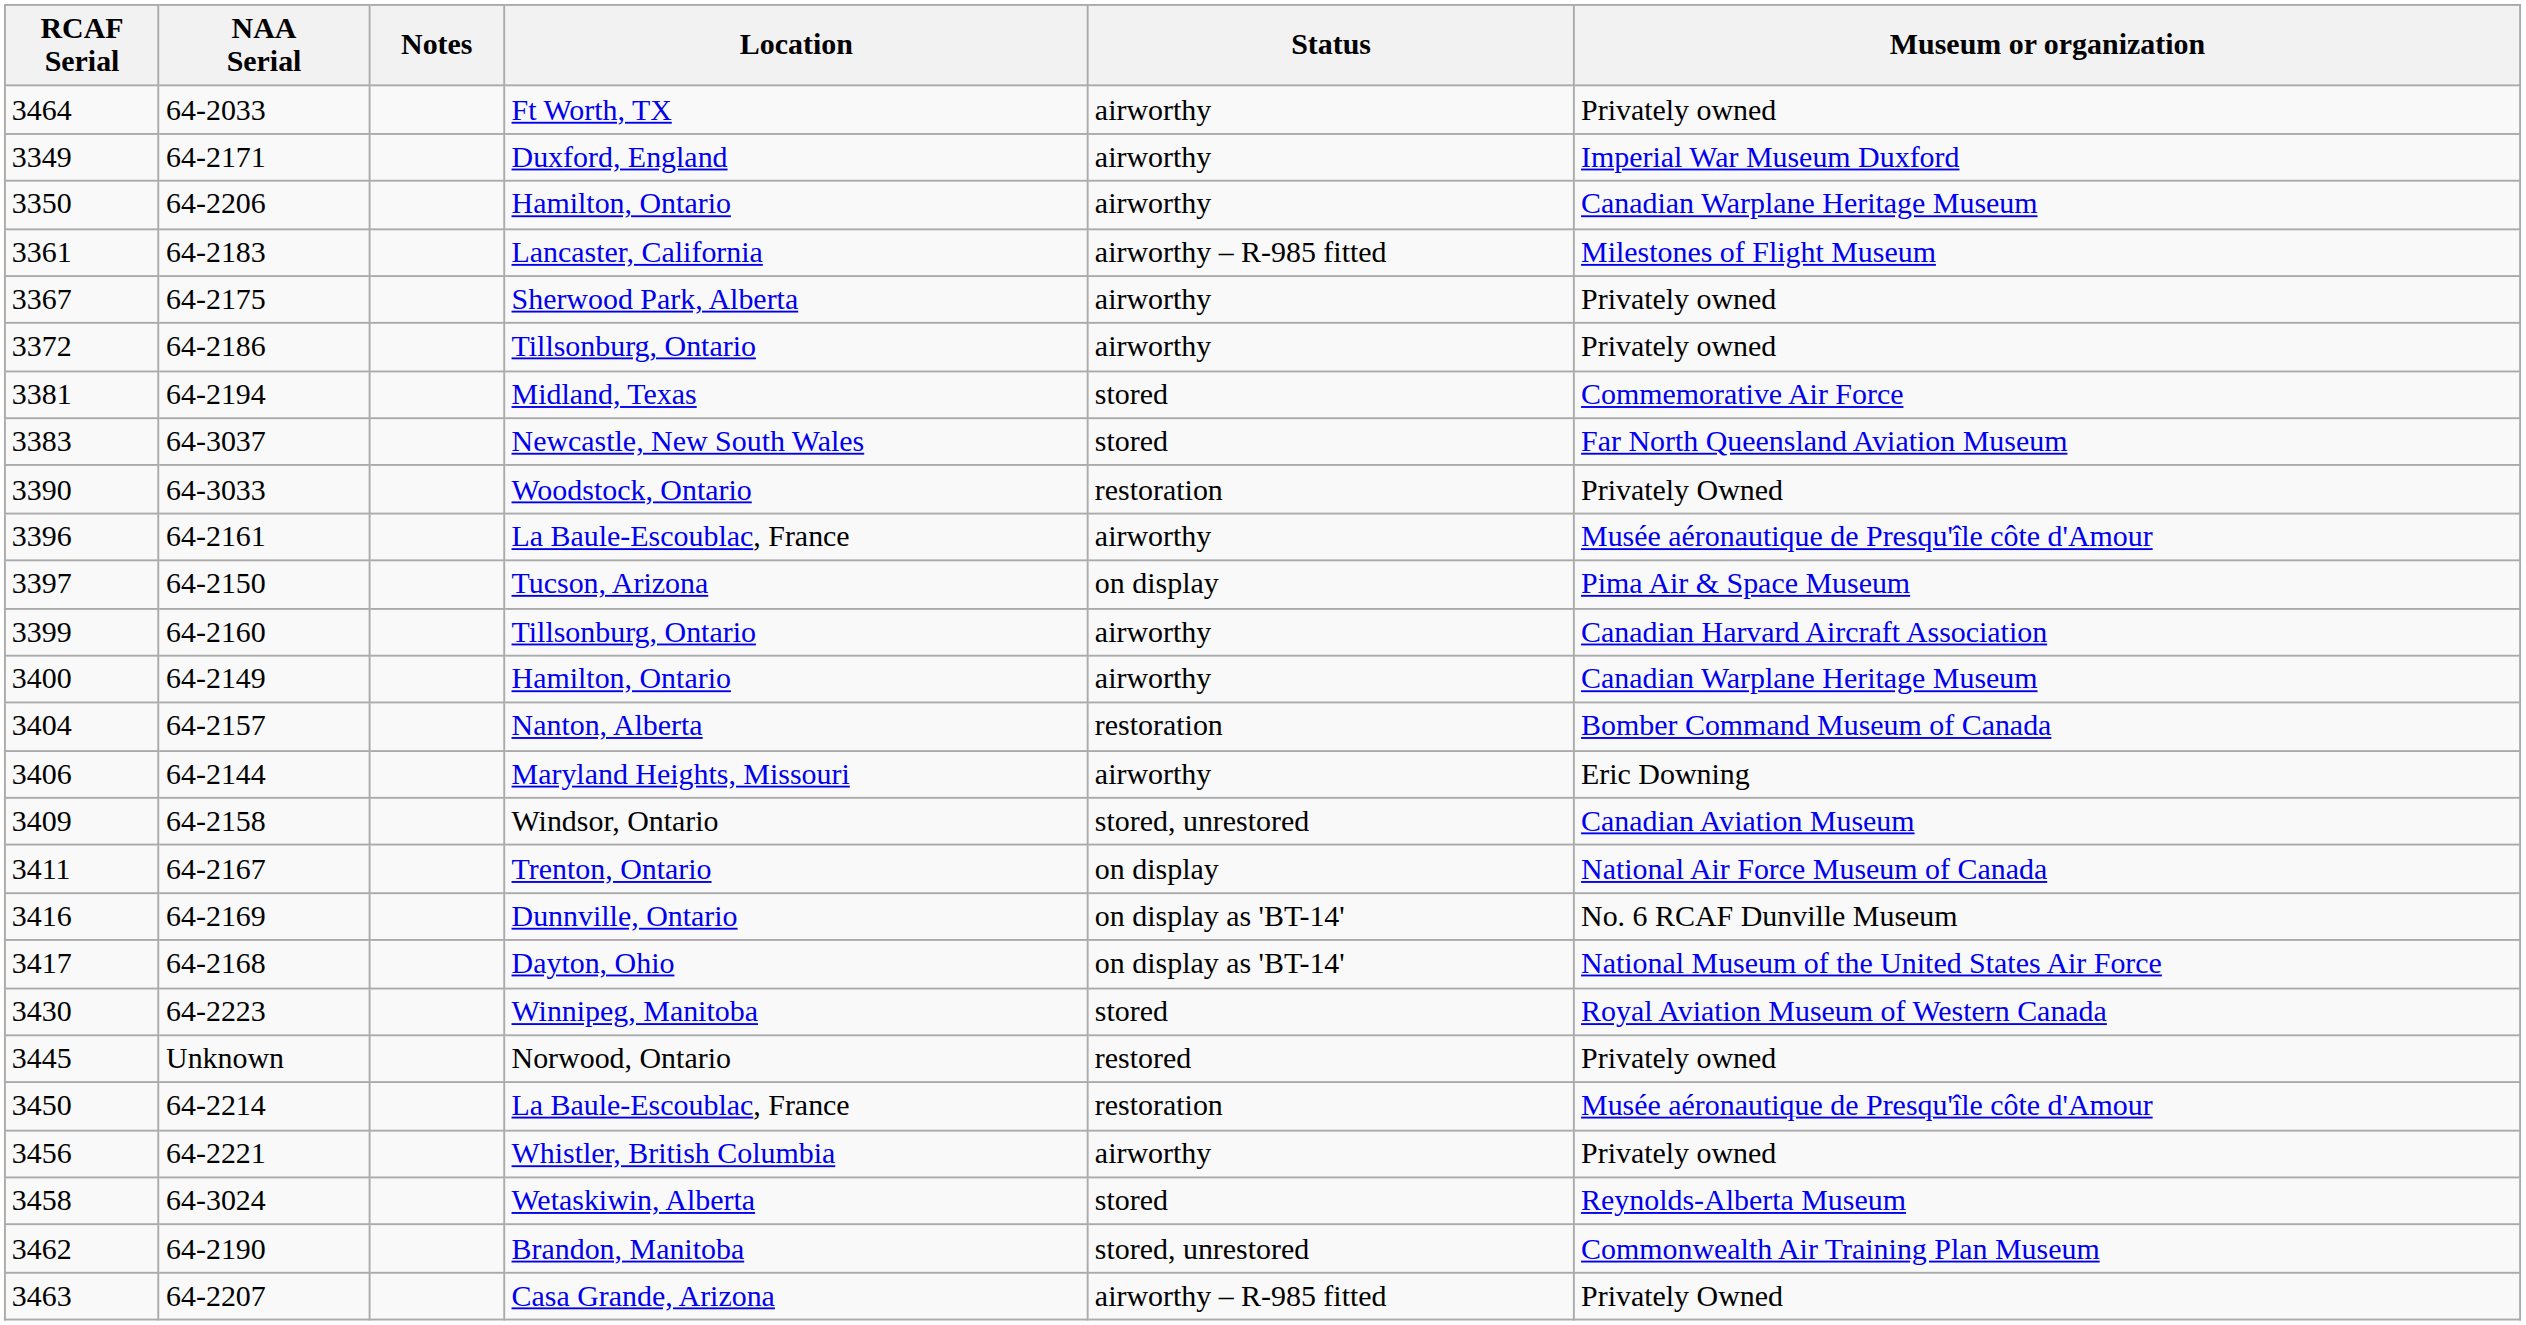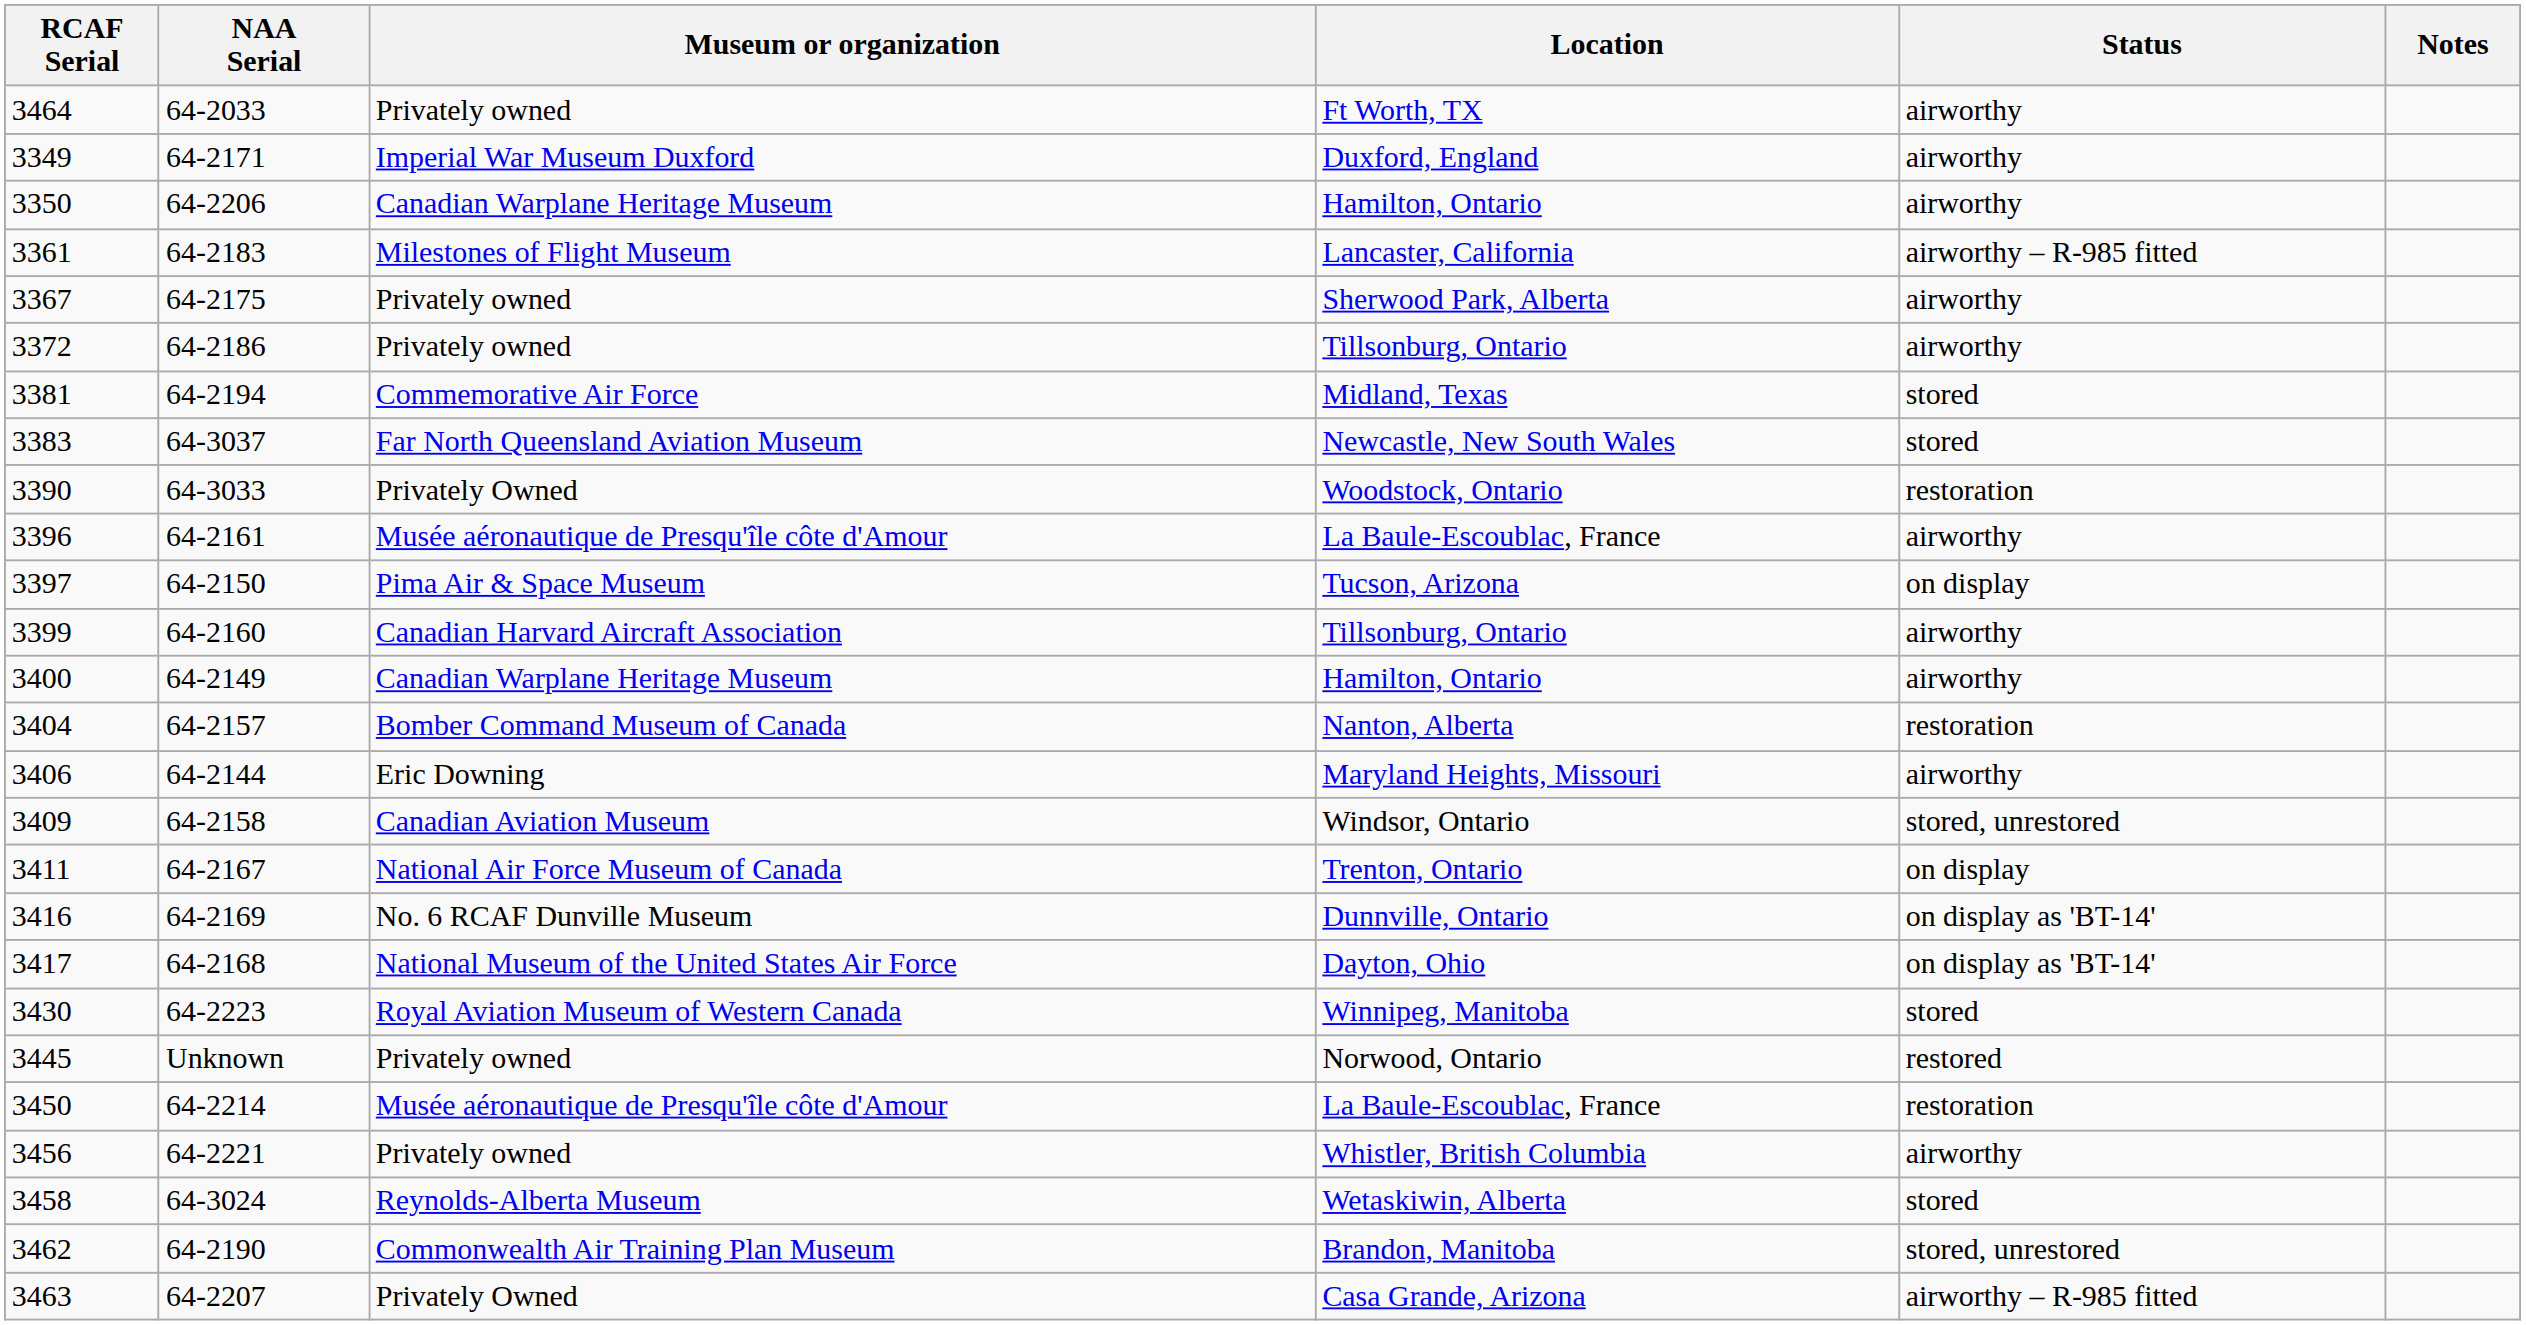columns swapped: (2047, 45) <-> (437, 45)
